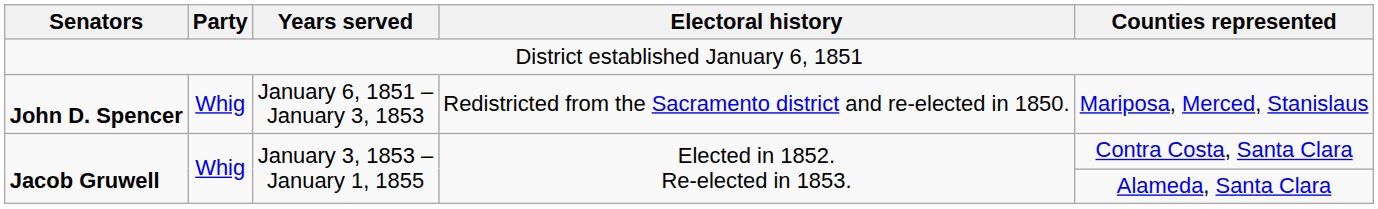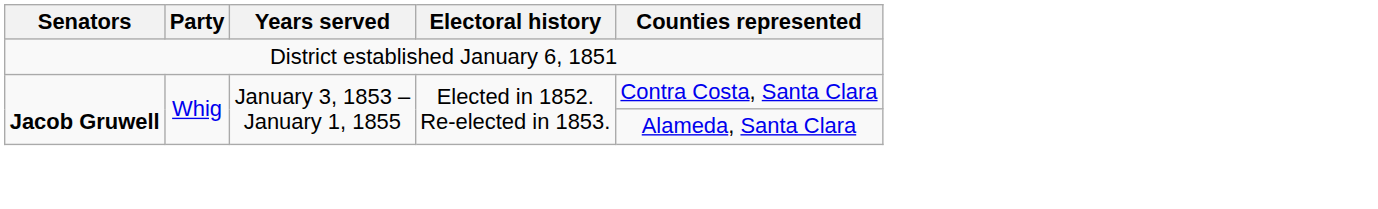- row: (96, 116)
